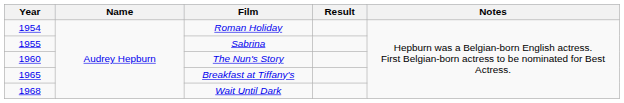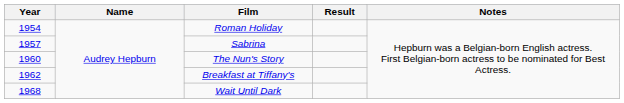(30, 43) 1955 -> (30, 43) 1957
(30, 75) 1965 -> (30, 75) 1962
